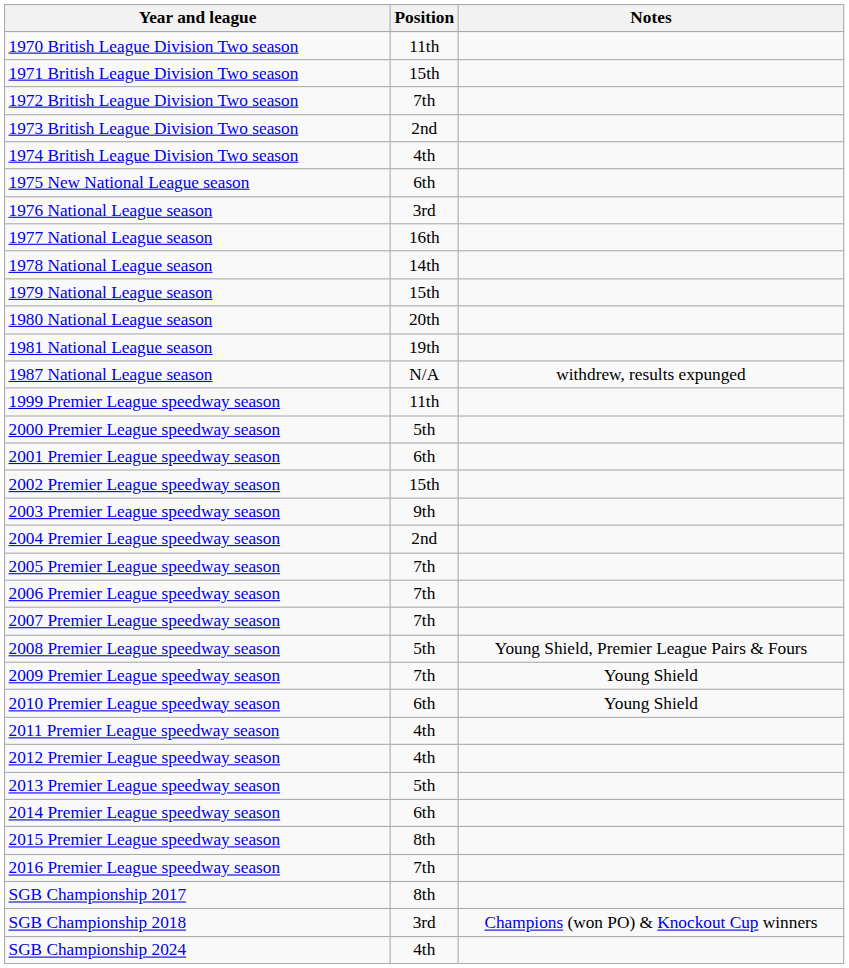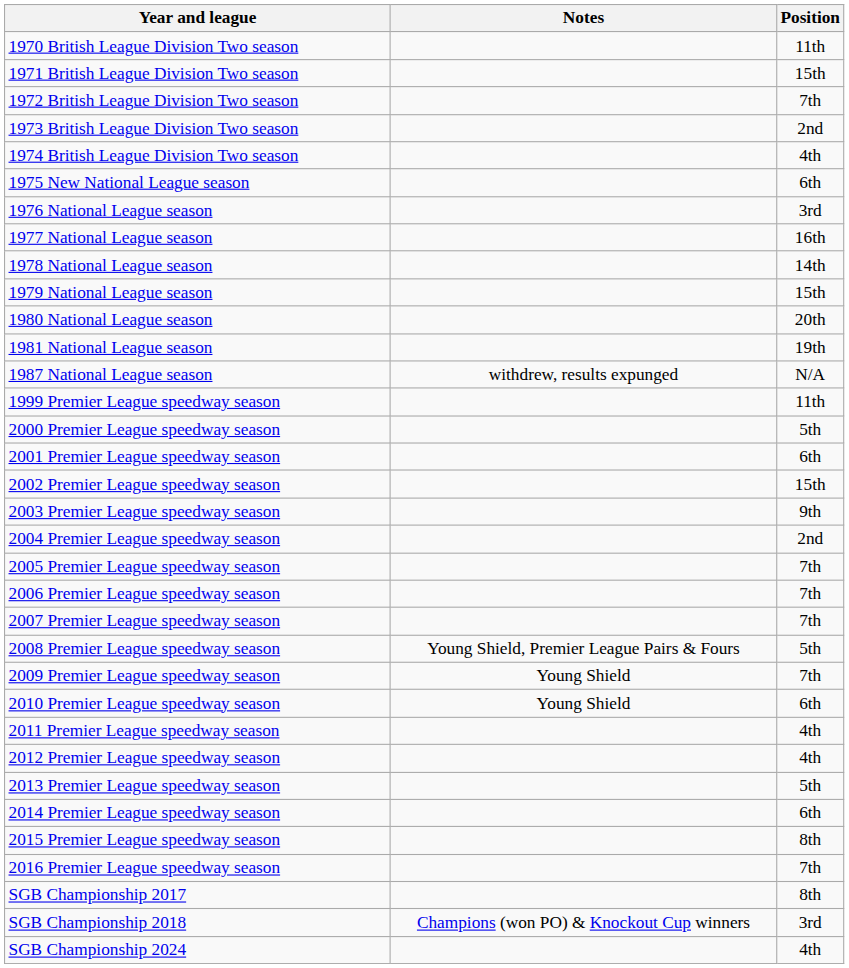columns swapped: (424, 18) <-> (651, 18)
